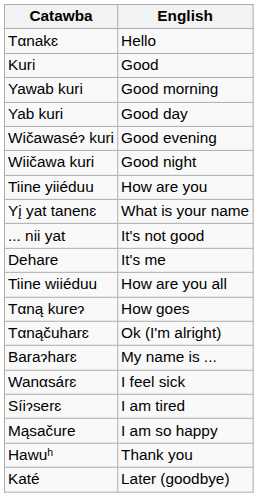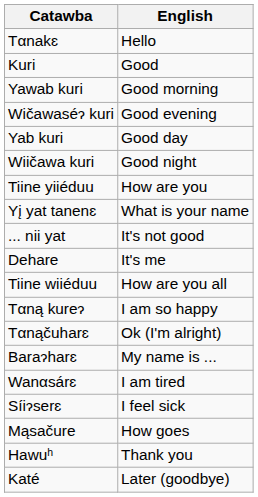rows swapped: (36, 114) <-> (61, 138)
(155, 308) How goes -> (169, 308) I am so happy
(153, 382) I feel sick -> (153, 382) I am tired
(153, 406) I am tired -> (153, 406) I feel sick
(169, 430) I am so happy -> (155, 430) How goes
